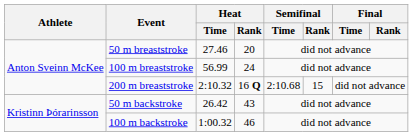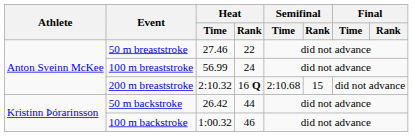(249, 49) 20 -> (249, 49) 22
(249, 104) 43 -> (249, 104) 44
